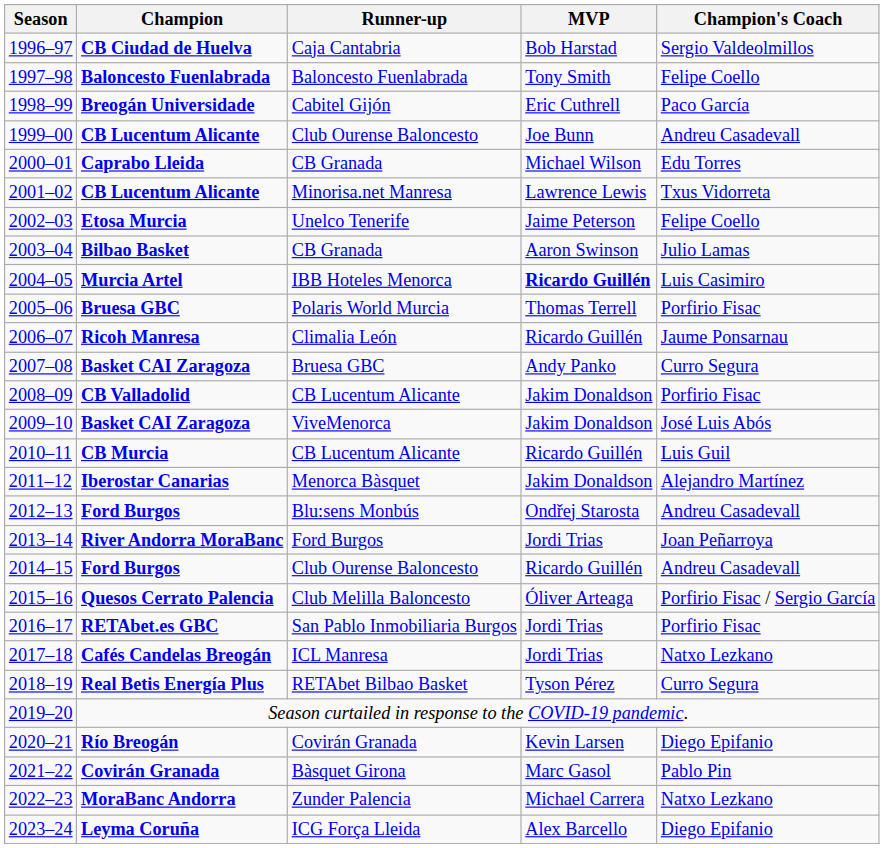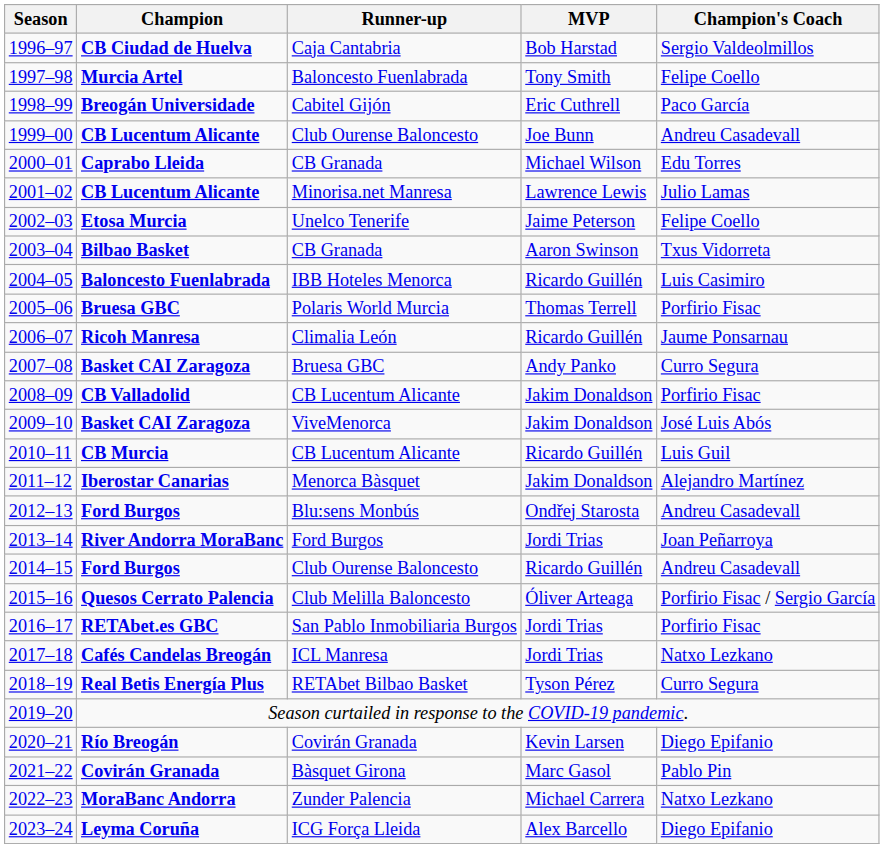(176, 76) Baloncesto Fuenlabrada -> (132, 76) Murcia Artel
(716, 192) Txus Vidorreta -> (705, 192) Julio Lamas
(705, 250) Julio Lamas -> (716, 250) Txus Vidorreta
(132, 279) Murcia Artel -> (176, 279) Baloncesto Fuenlabrada
(588, 279) bold -> (584, 279) normal
